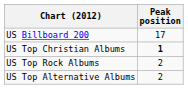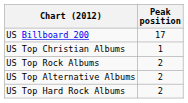(160, 49) bold -> (160, 49) normal
+ row: (66, 91)
